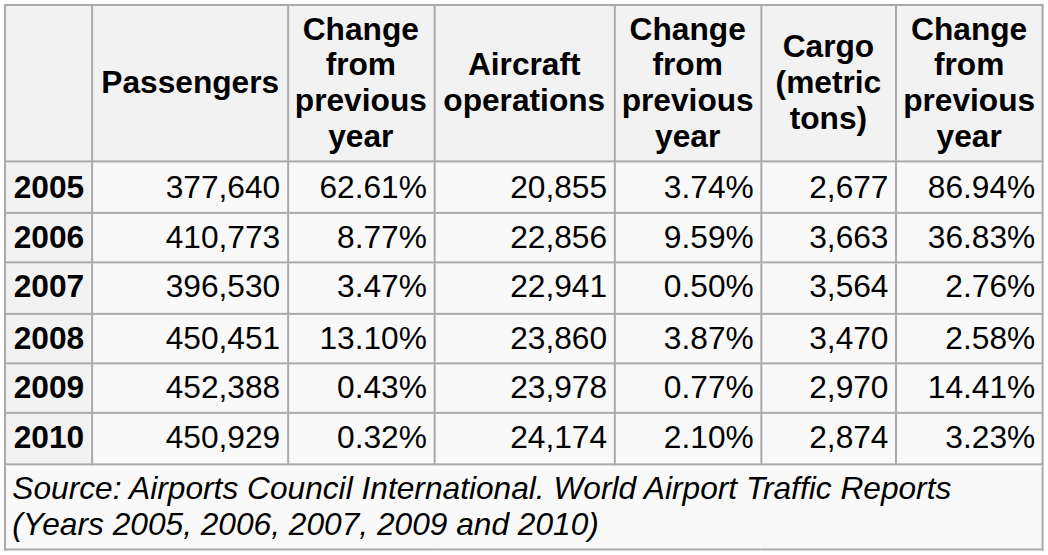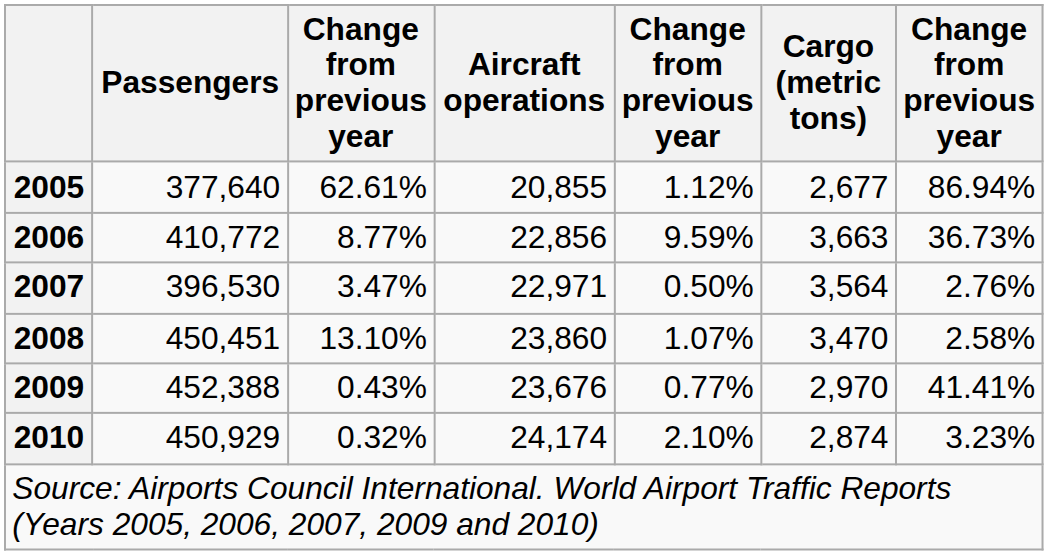(709, 186) 3.74% -> (709, 186) 1.12%
(223, 237) 410,773 -> (223, 237) 410,772
(981, 237) 36.83% -> (981, 237) 36.73%
(559, 287) 22,941 -> (559, 287) 22,971
(709, 337) 3.87% -> (709, 337) 1.07%
(559, 387) 23,978 -> (559, 387) 23,676
(981, 387) 14.41% -> (981, 387) 41.41%
